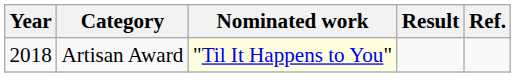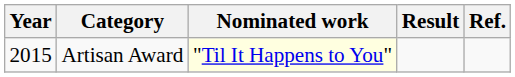(31, 54) 2018 -> (31, 54) 2015
